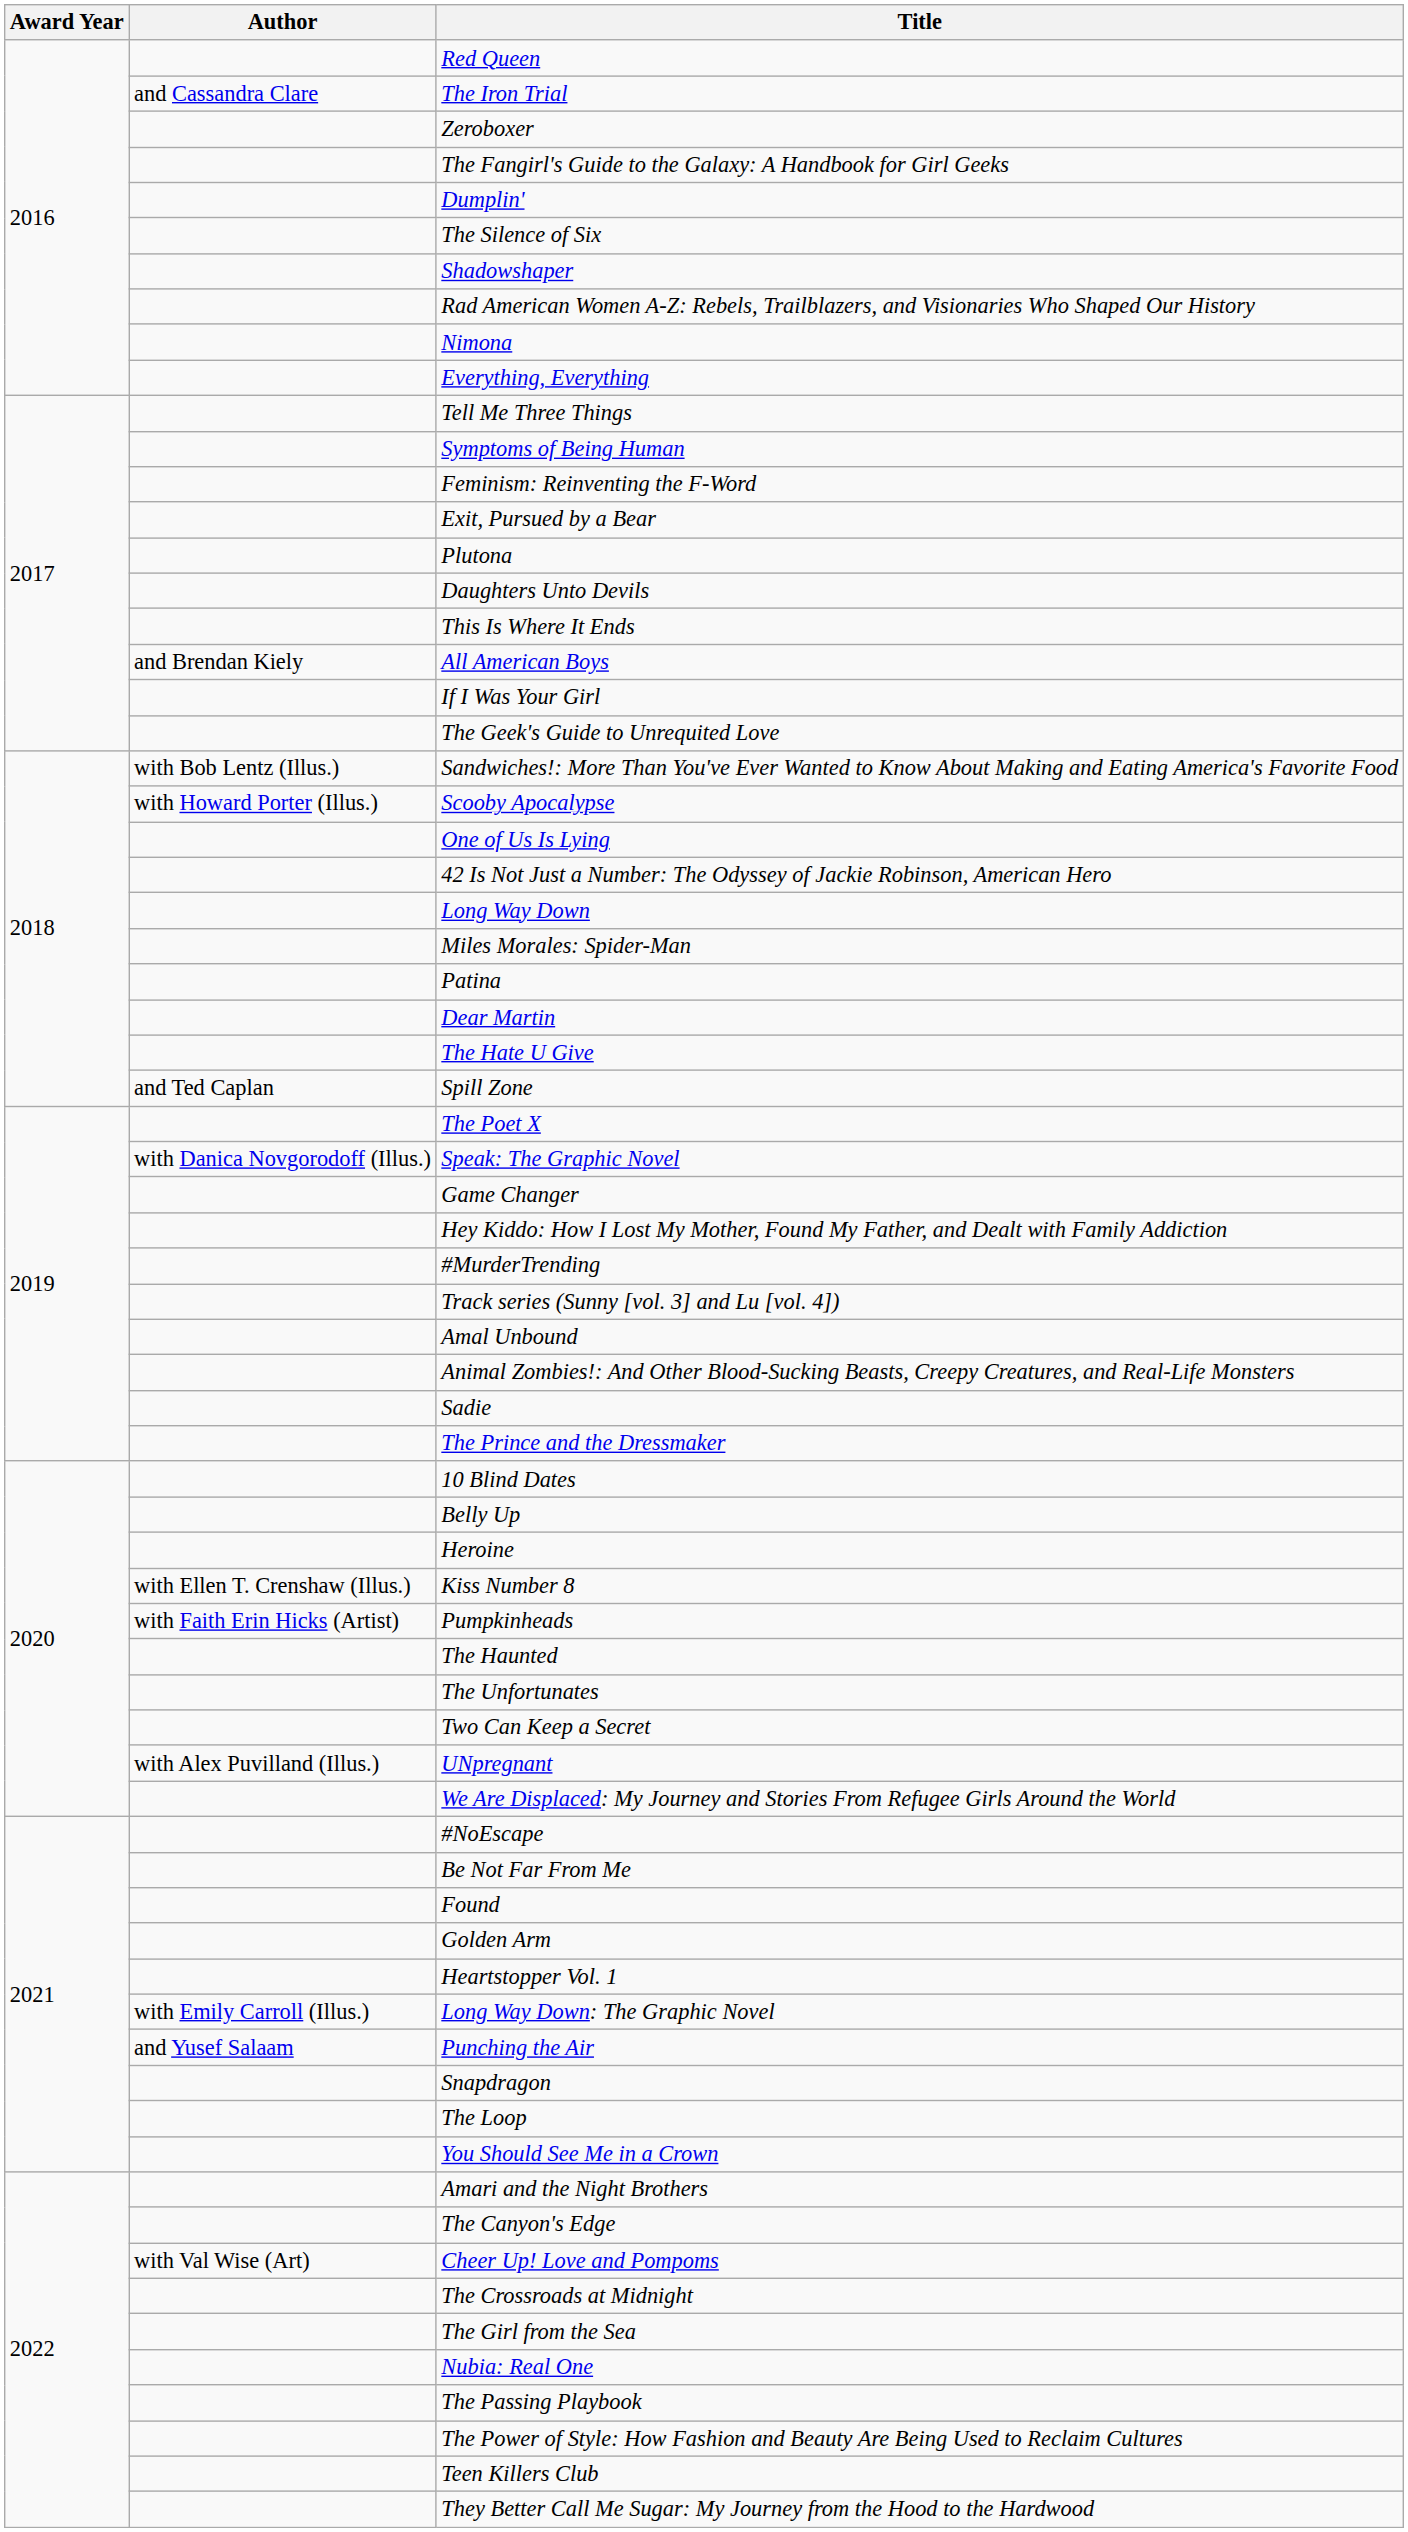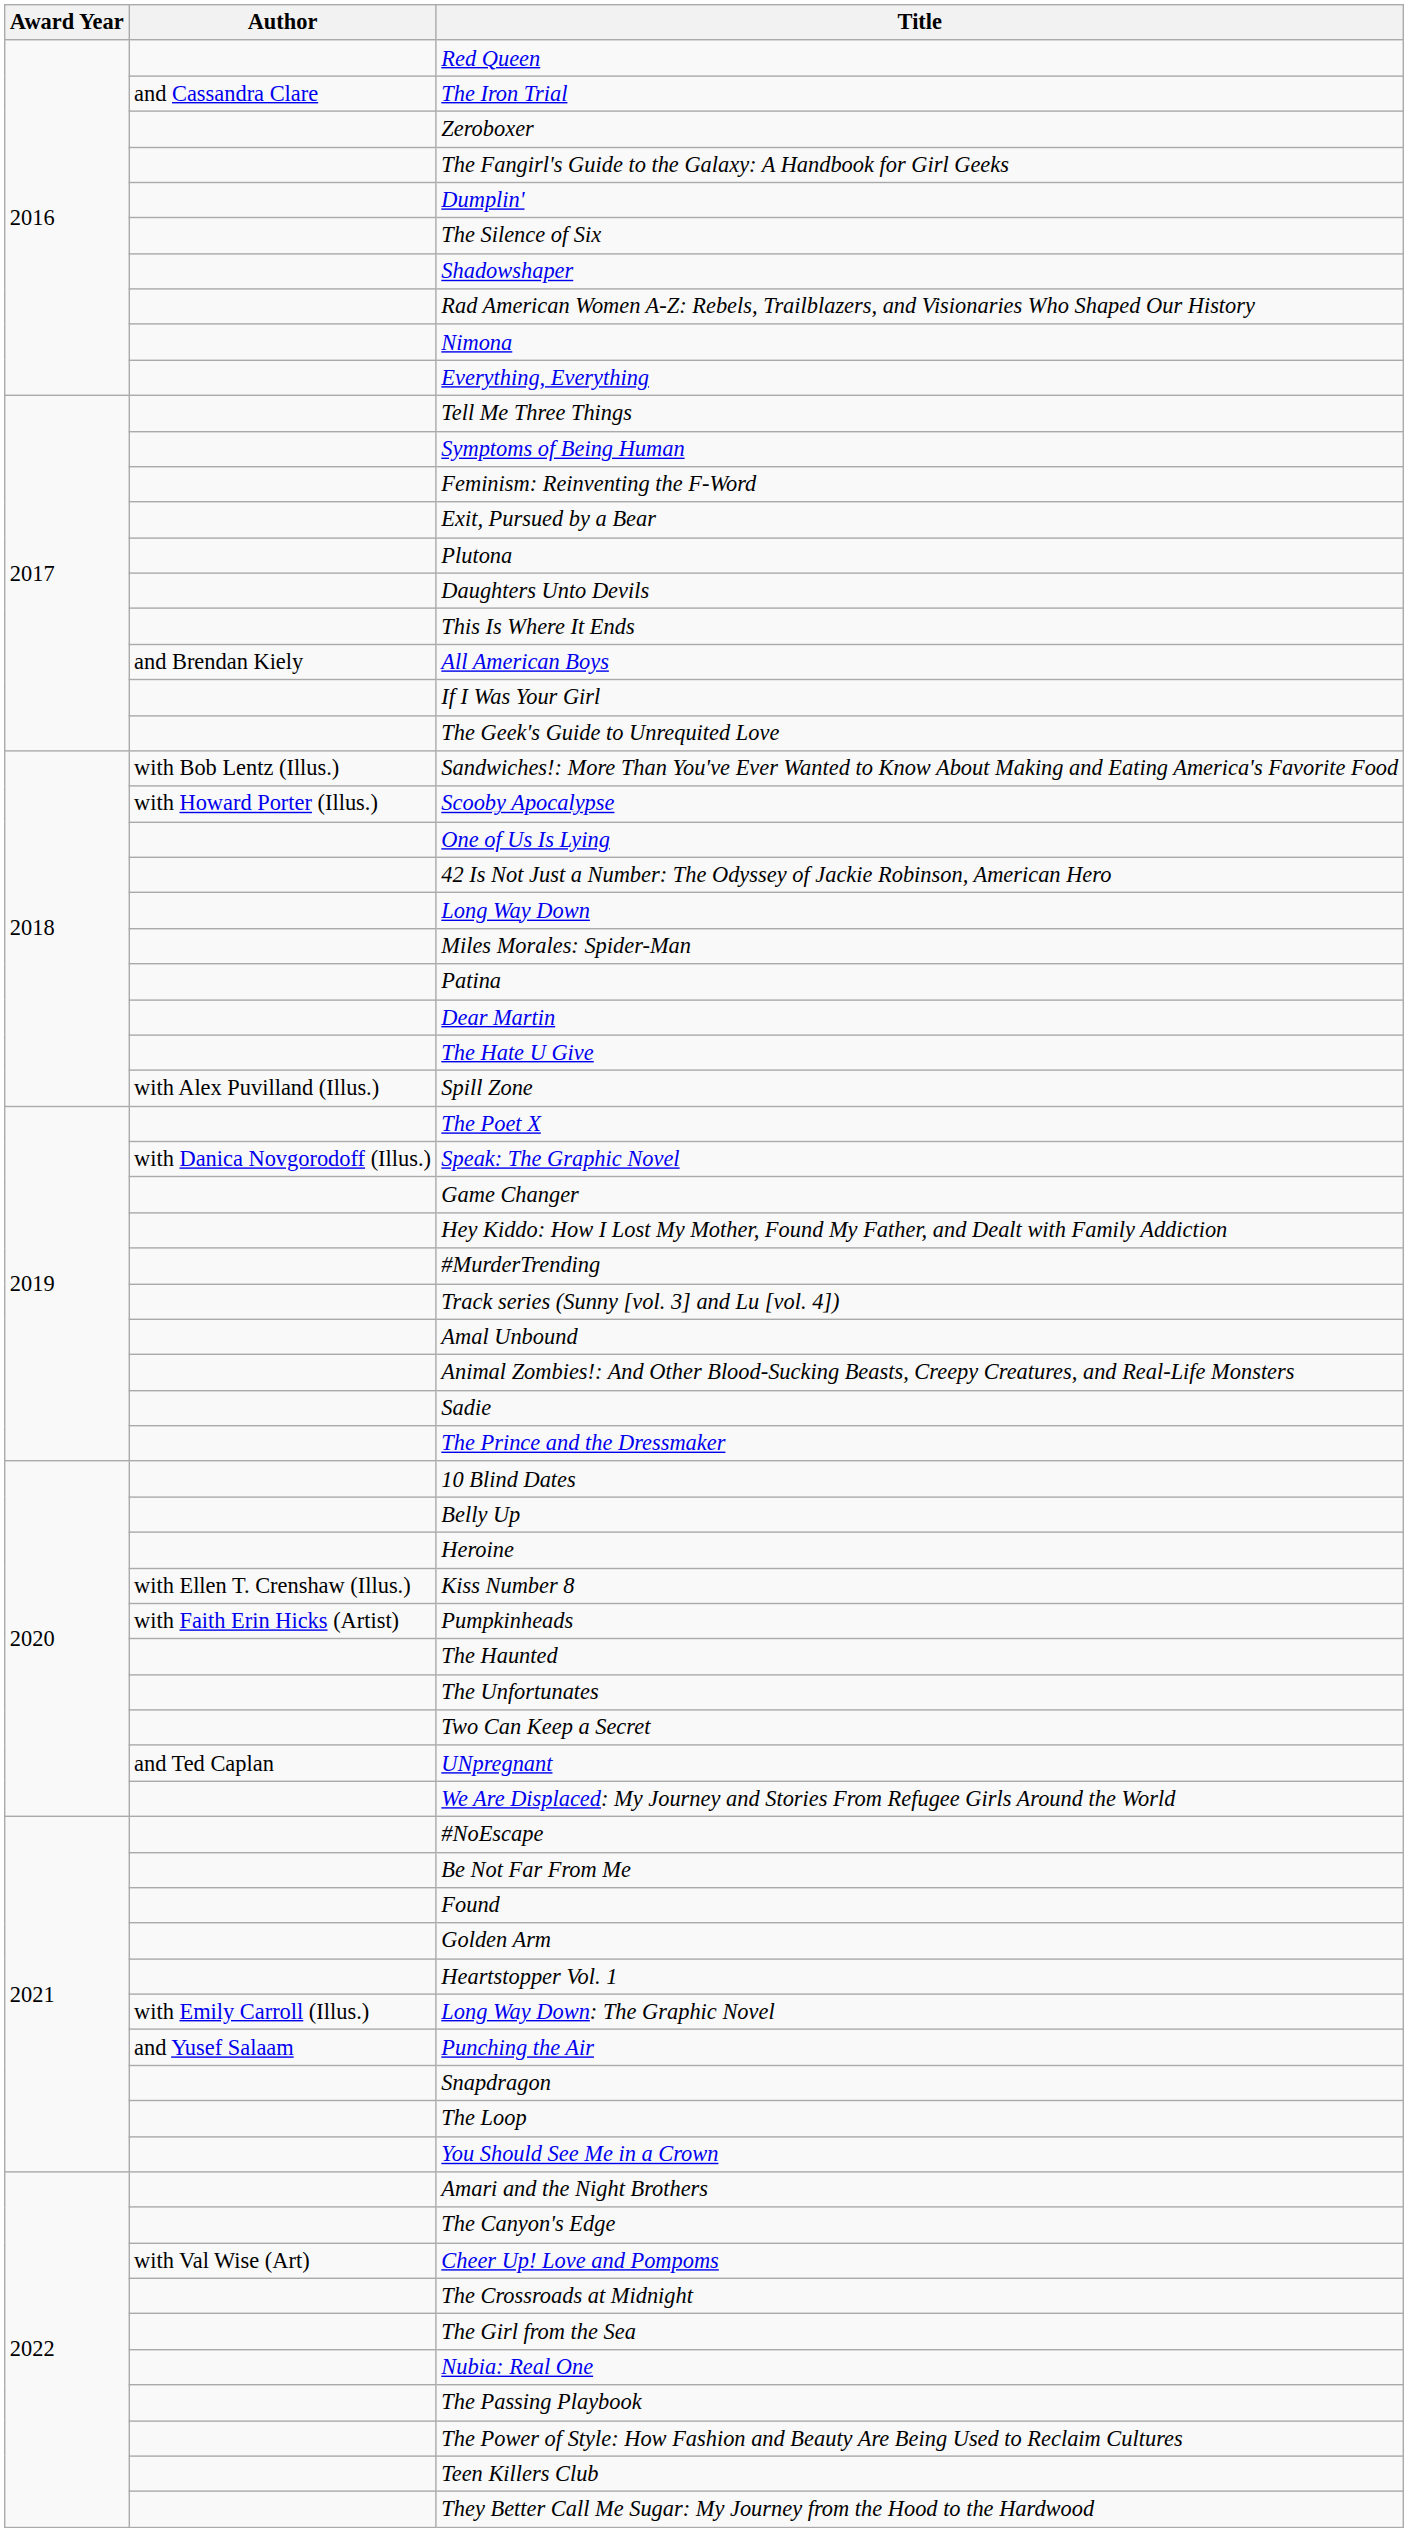(204, 1088) and Ted Caplan -> (257, 1088) with Alex Puvilland (Illus.)
(257, 1762) with Alex Puvilland (Illus.) -> (204, 1762) and Ted Caplan
